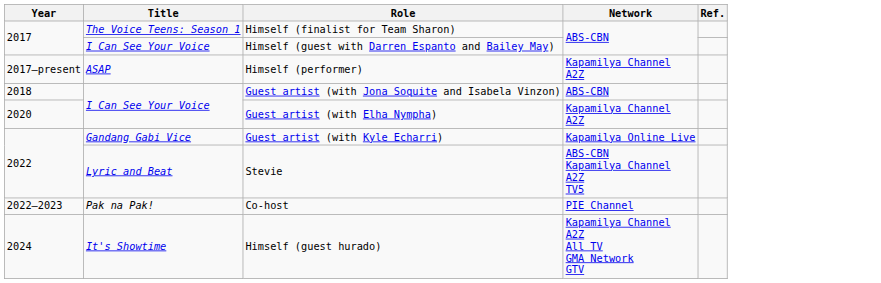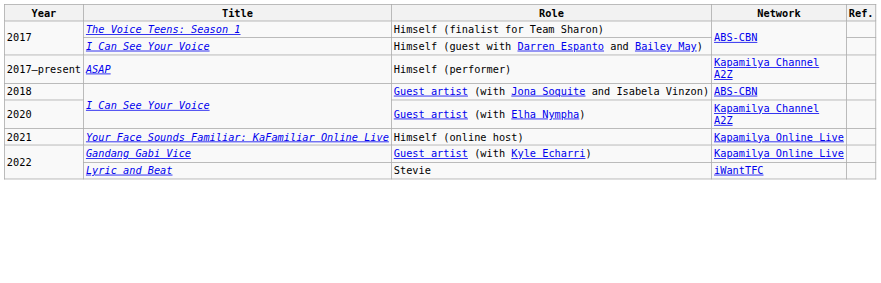+ row: (459, 137)
(618, 171) ABS-CBN Kapamilya Channel A2Z TV5 -> (739, 170) iWantTFC
- row: (267, 206)
- row: (313, 246)
